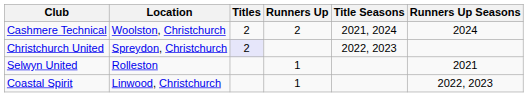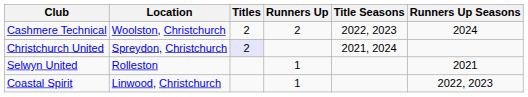(369, 30) 2021, 2024 -> (369, 30) 2022, 2023
(369, 48) 2022, 2023 -> (369, 48) 2021, 2024
